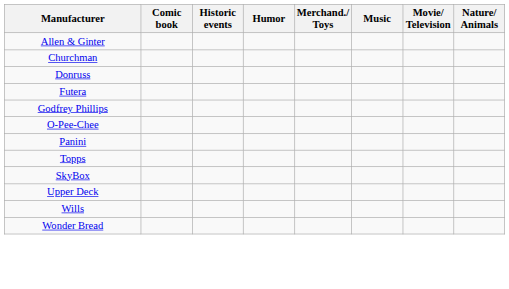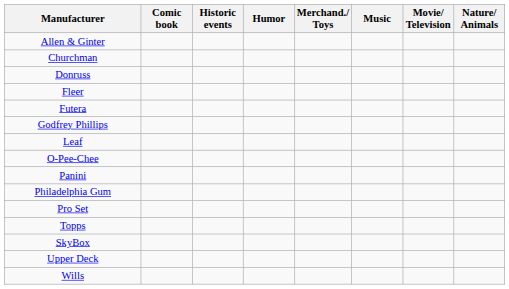+ row: (73, 91)
+ row: (73, 141)
+ row: (73, 192)
+ row: (73, 208)
- row: (73, 225)
